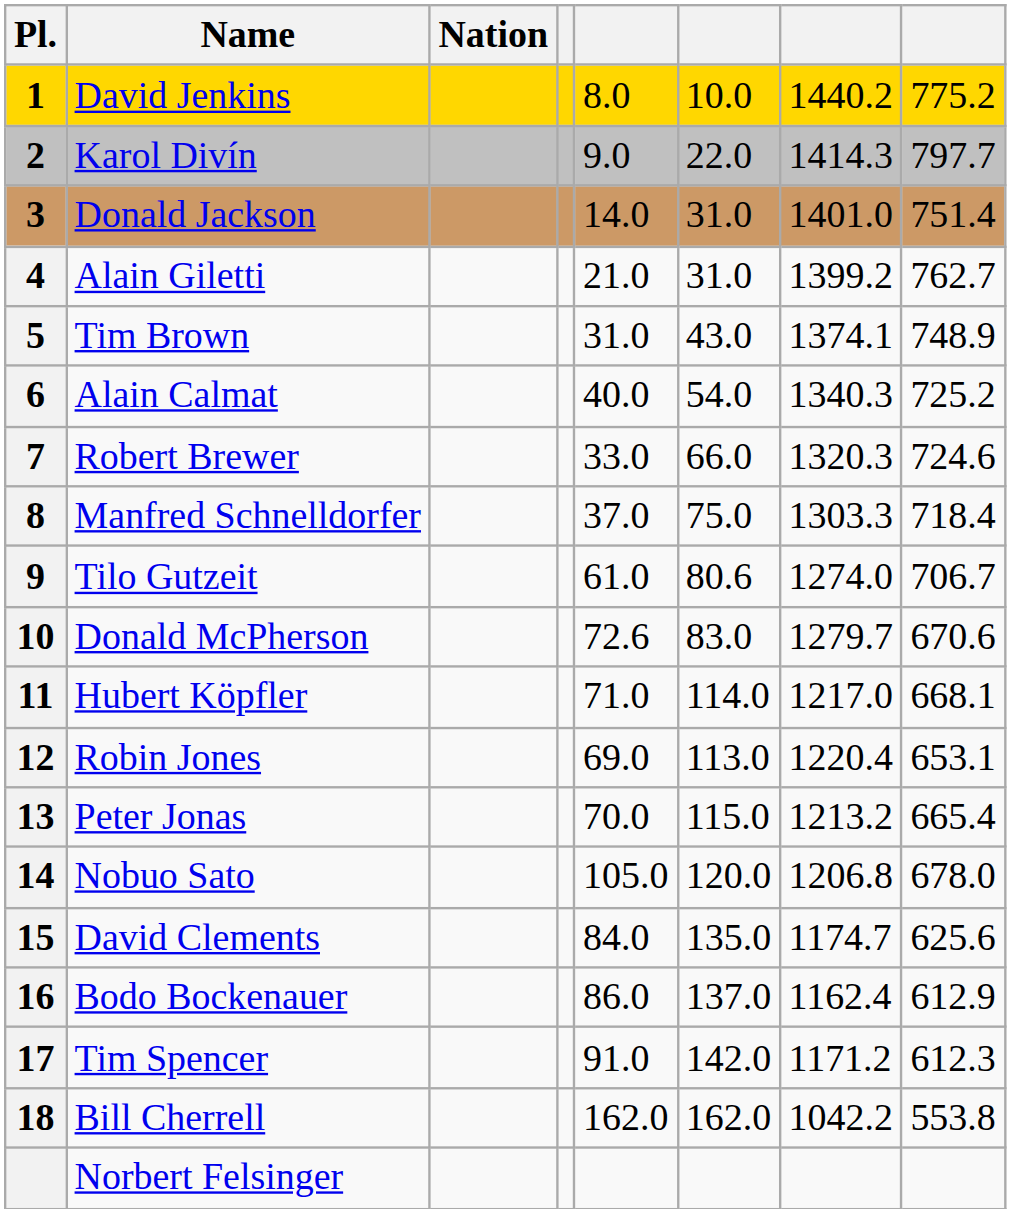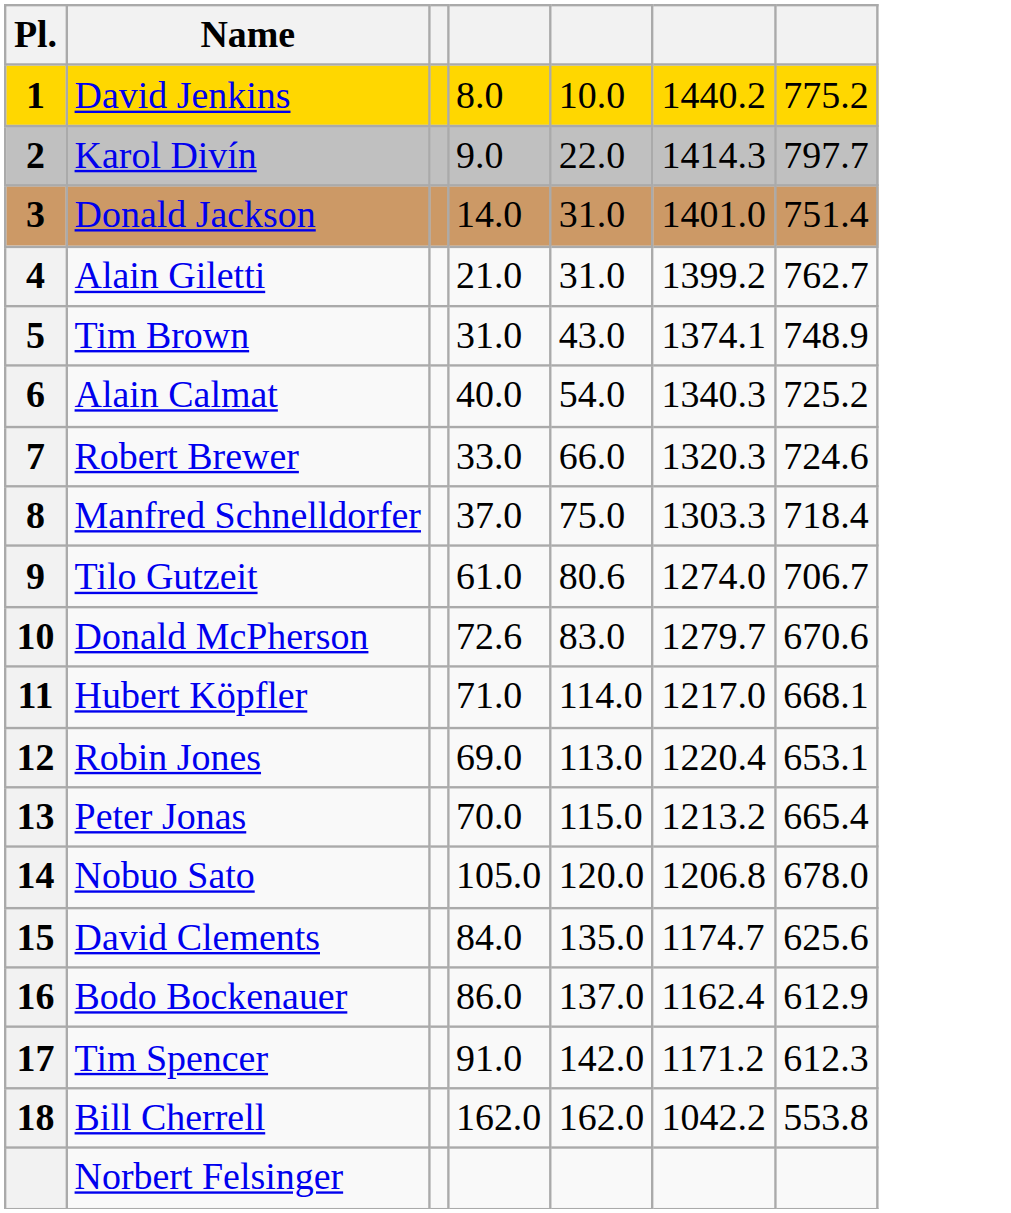- column: (493, 34)
